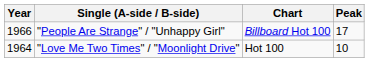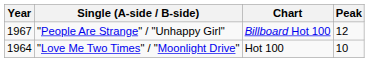(19, 31) 1966 -> (19, 31) 1967
(342, 31) 17 -> (342, 31) 12
